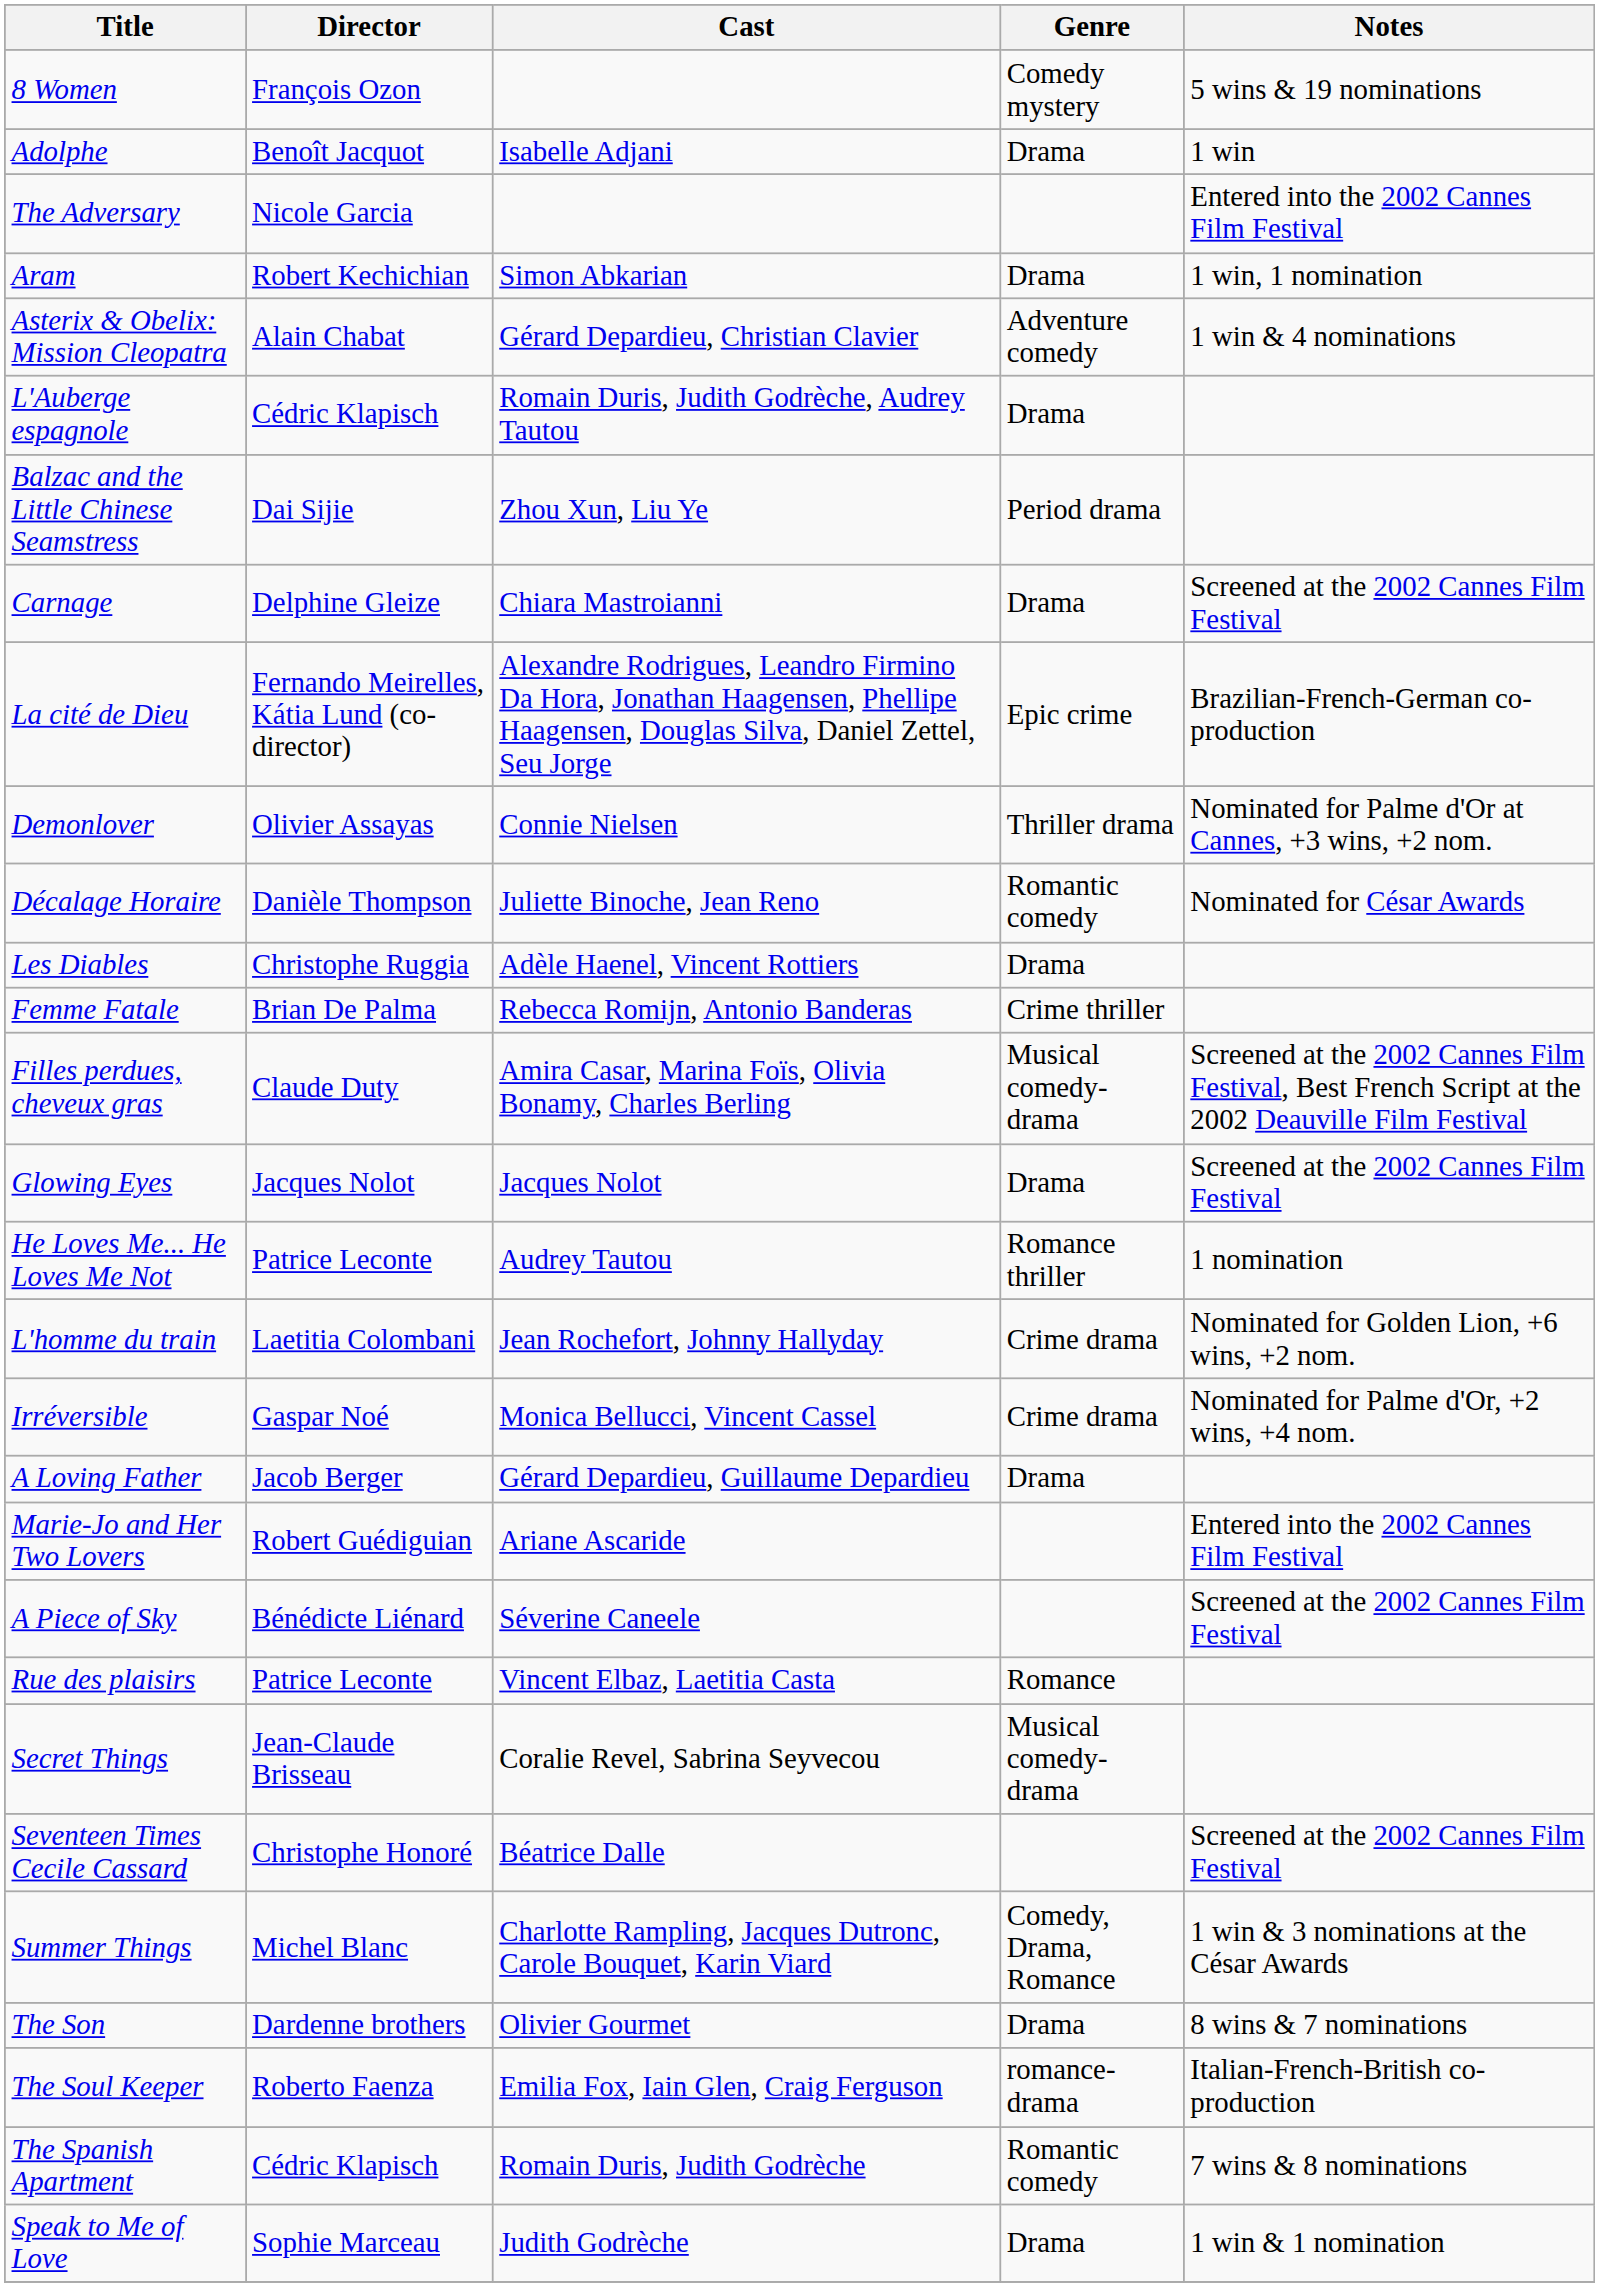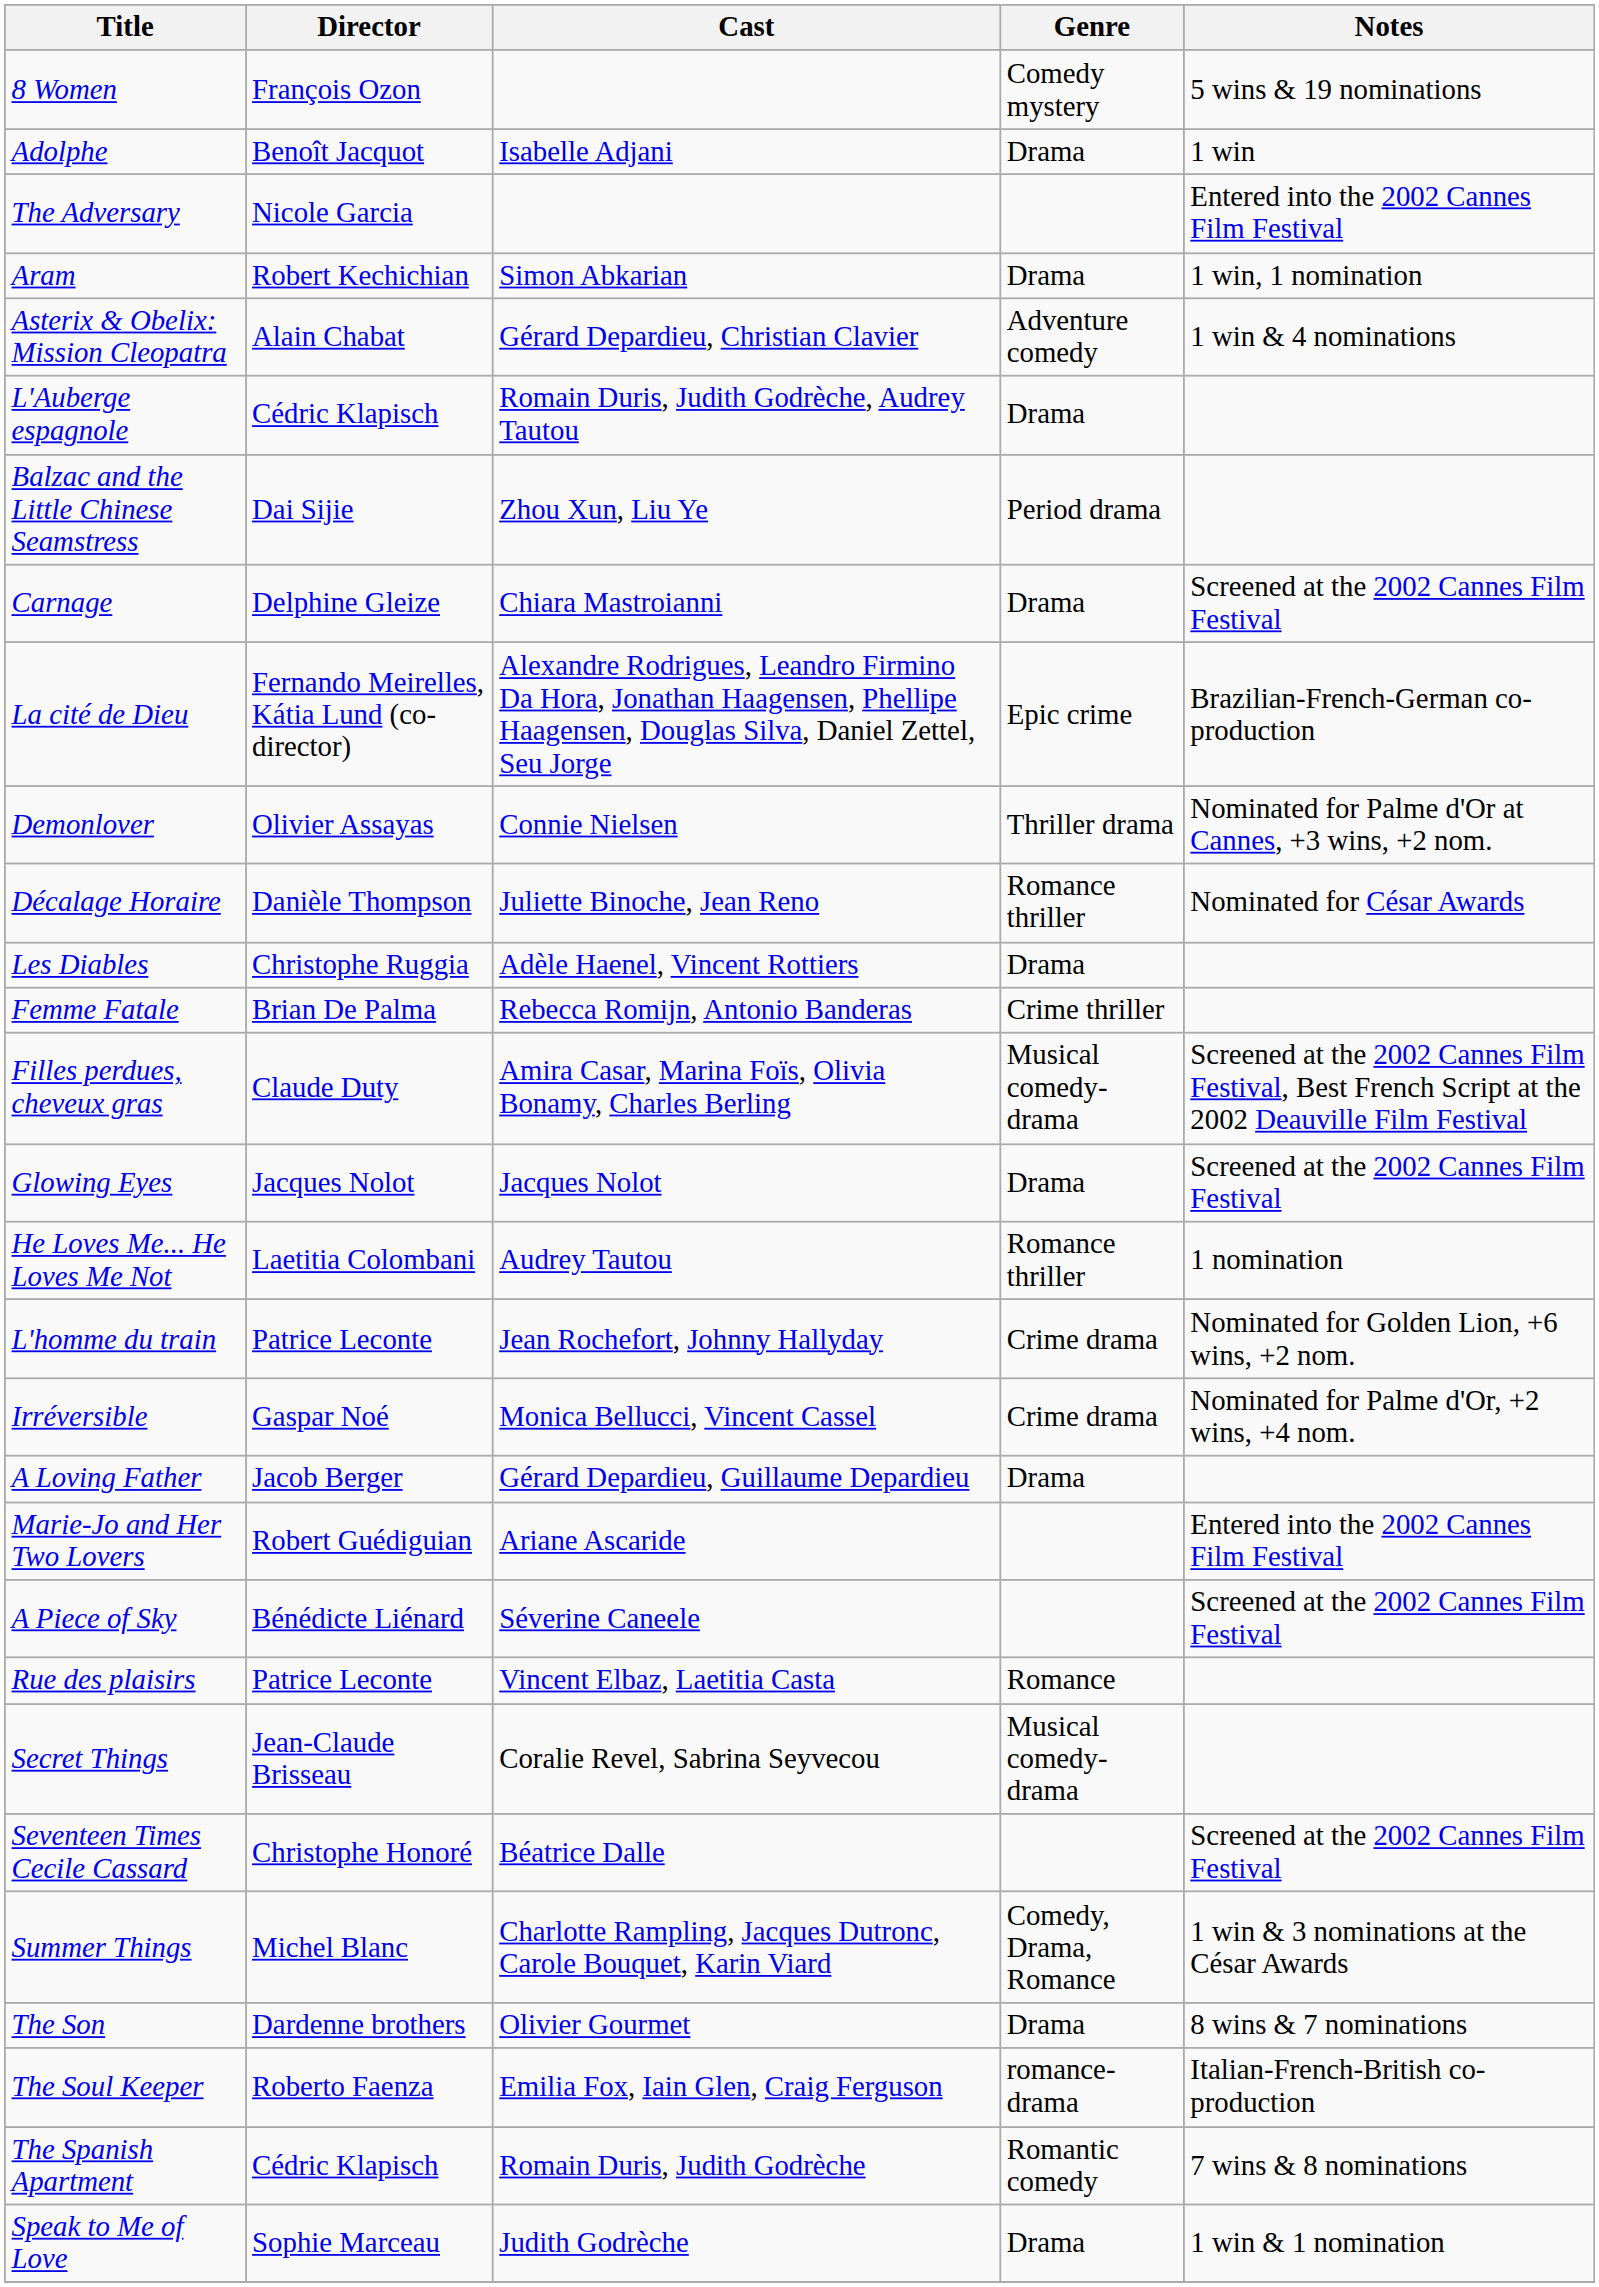(1063, 902) Romantic comedy -> (1061, 902) Romance thriller
(342, 1260) Patrice Leconte -> (364, 1260) Laetitia Colombani
(364, 1338) Laetitia Colombani -> (342, 1338) Patrice Leconte
